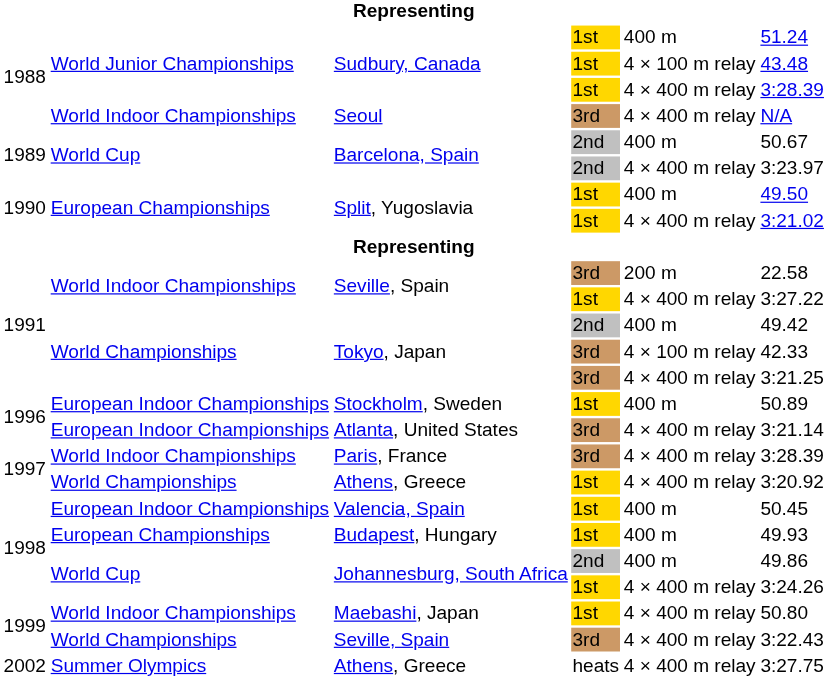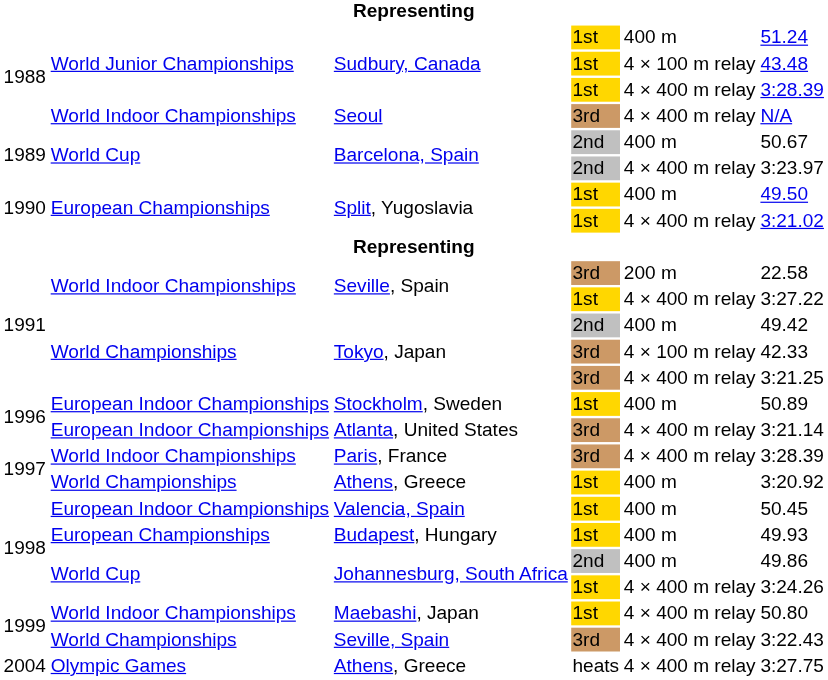(690, 482) 4 × 400 m relay -> (650, 482) 400 m
(25, 665) 2002 -> (25, 665) 2004
(128, 665) Summer Olympics -> (118, 665) Olympic Games
